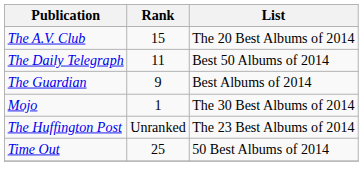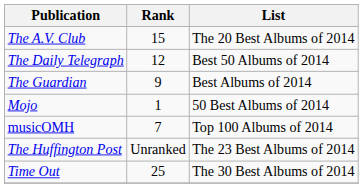(158, 60) 11 -> (158, 60) 12
(273, 104) The 30 Best Albums of 2014 -> (261, 104) 50 Best Albums of 2014
+ row: (41, 127)
(261, 149) 50 Best Albums of 2014 -> (273, 171) The 30 Best Albums of 2014
